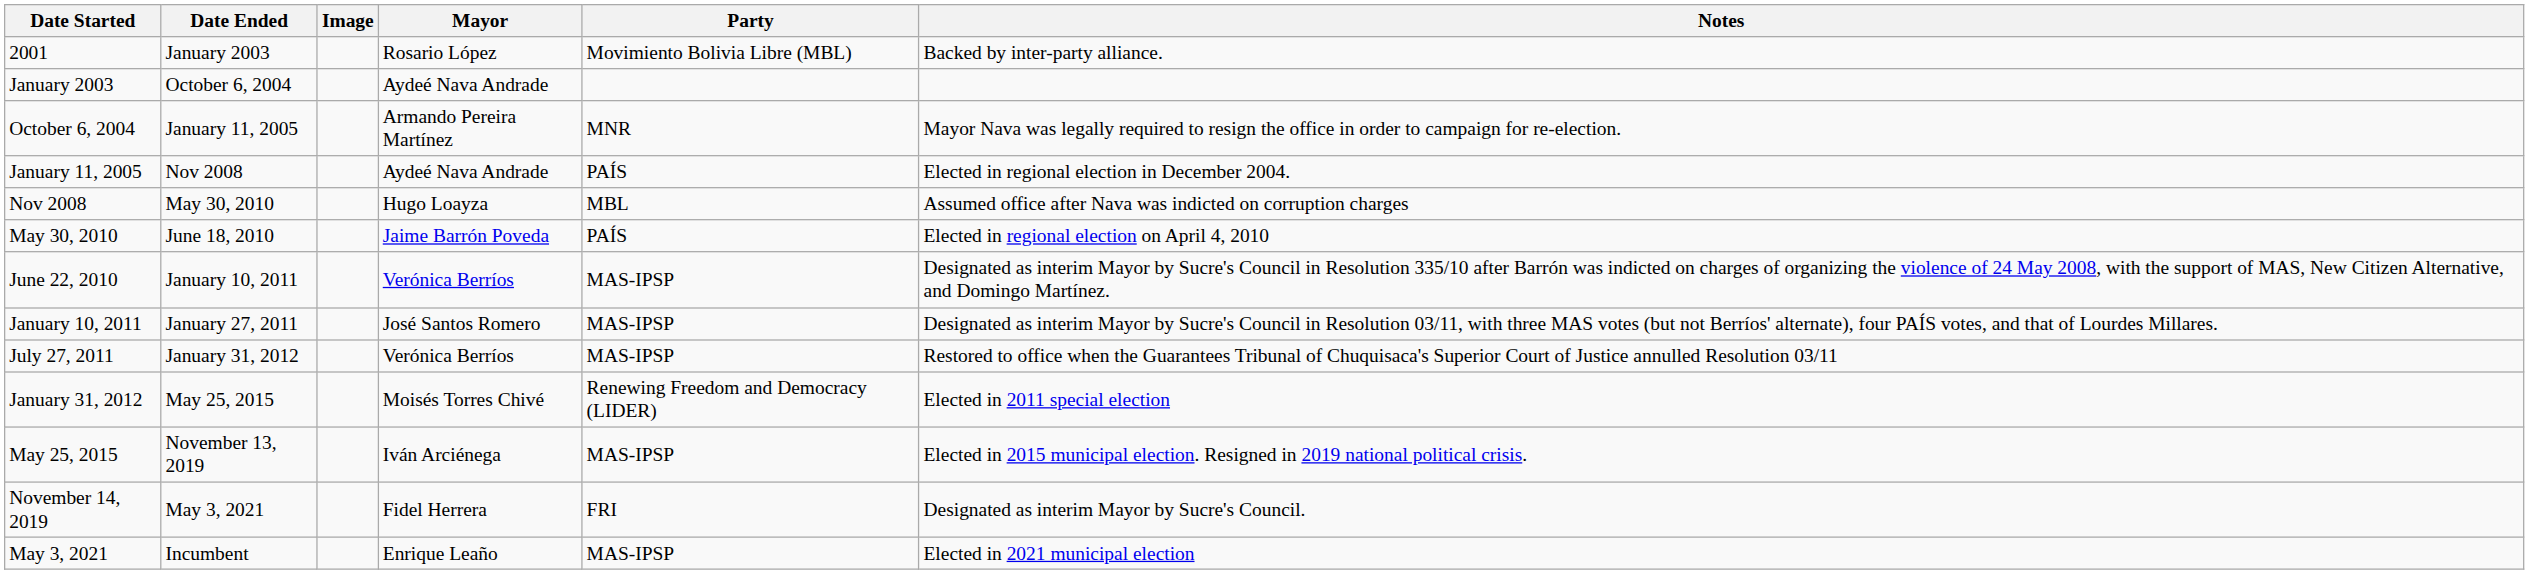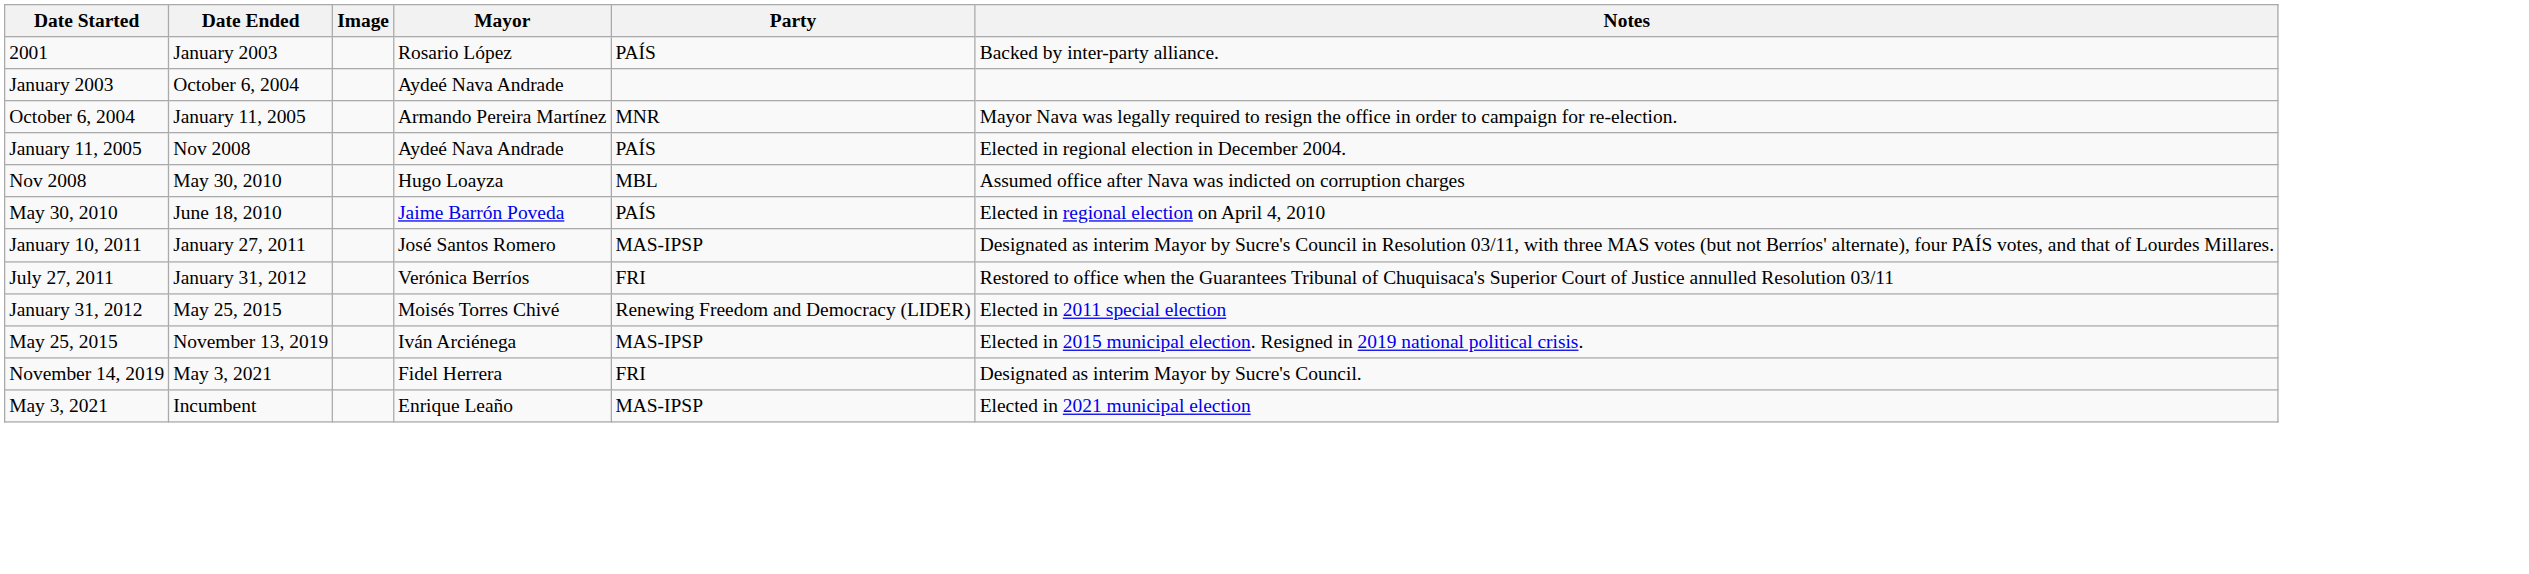(719, 52) Movimiento Bolivia Libre (MBL) -> (636, 52) PAÍS
- row: (63, 279)
(630, 355) MAS-IPSP -> (631, 277) FRI
